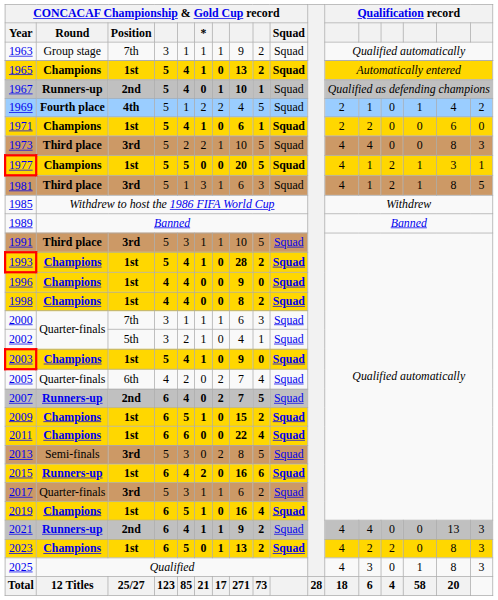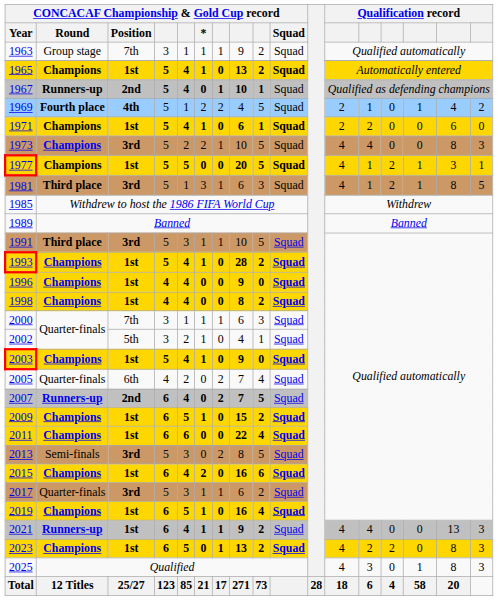(72, 145) Third place -> (72, 145) Champions
(72, 473) Runners-up -> (72, 473) Champions
(131, 529) 2nd -> (131, 529) 1st
